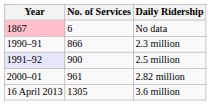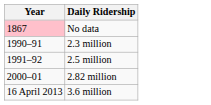- column: (99, 12)
(24, 60) lavender background -> (24, 60) no background
